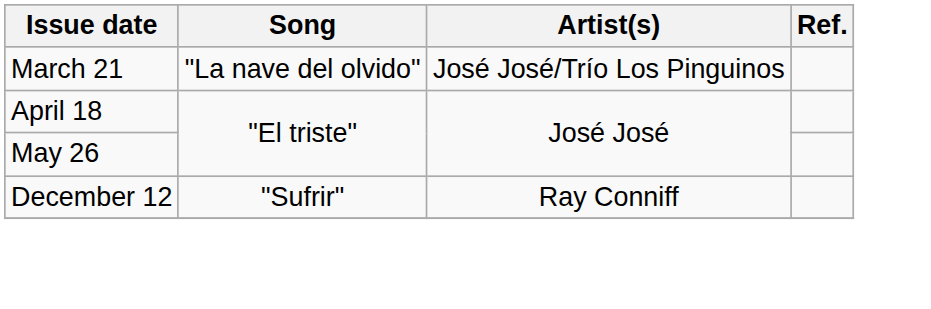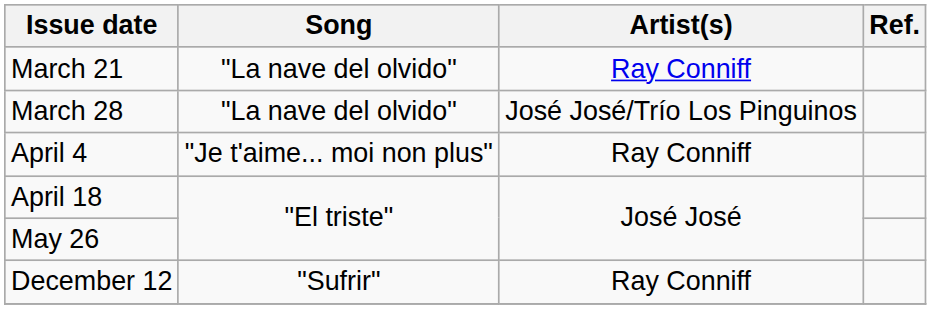(609, 68) José José/Trío Los Pinguinos -> (681, 68) Ray Conniff
+ row: (67, 111)
+ row: (49, 153)
